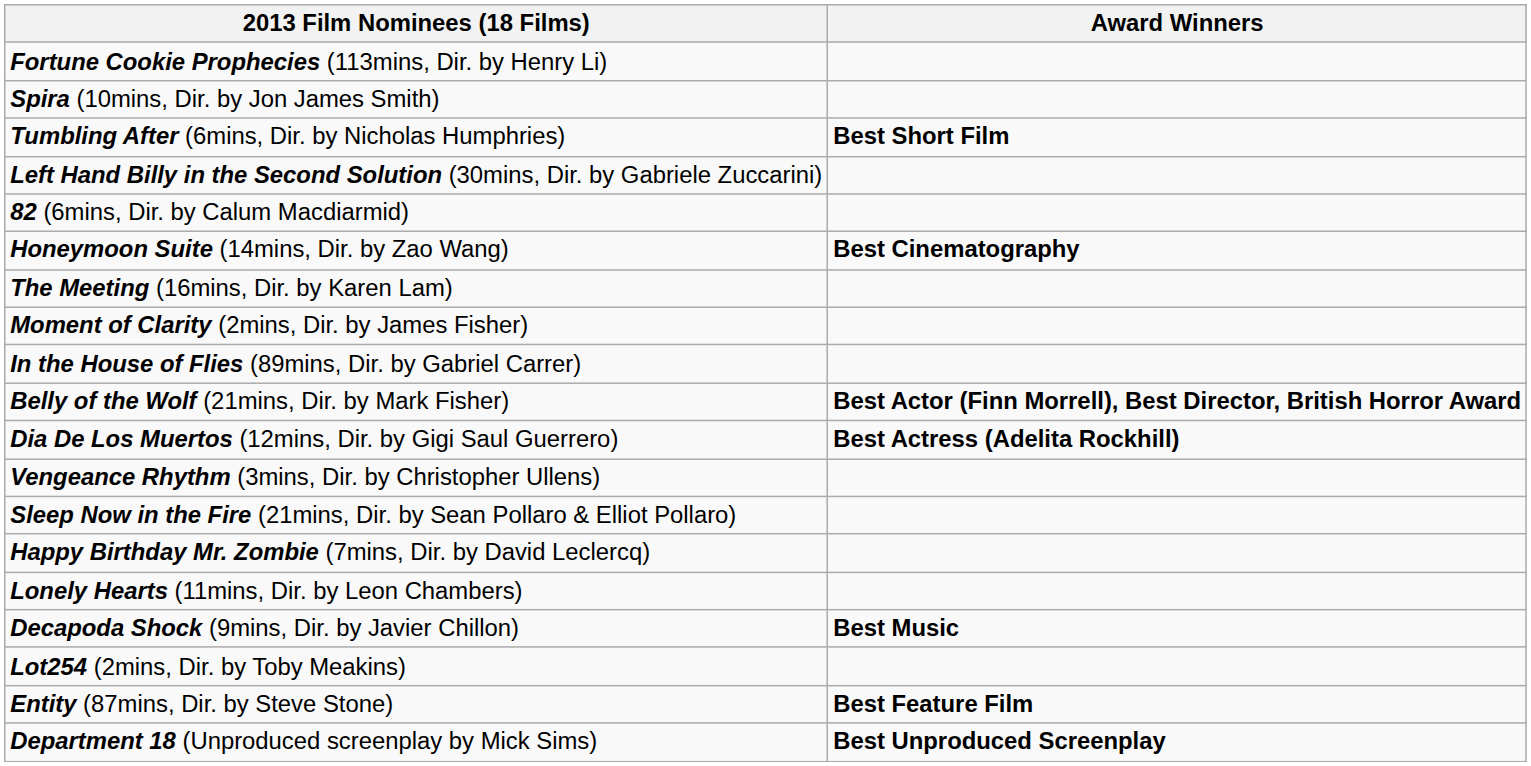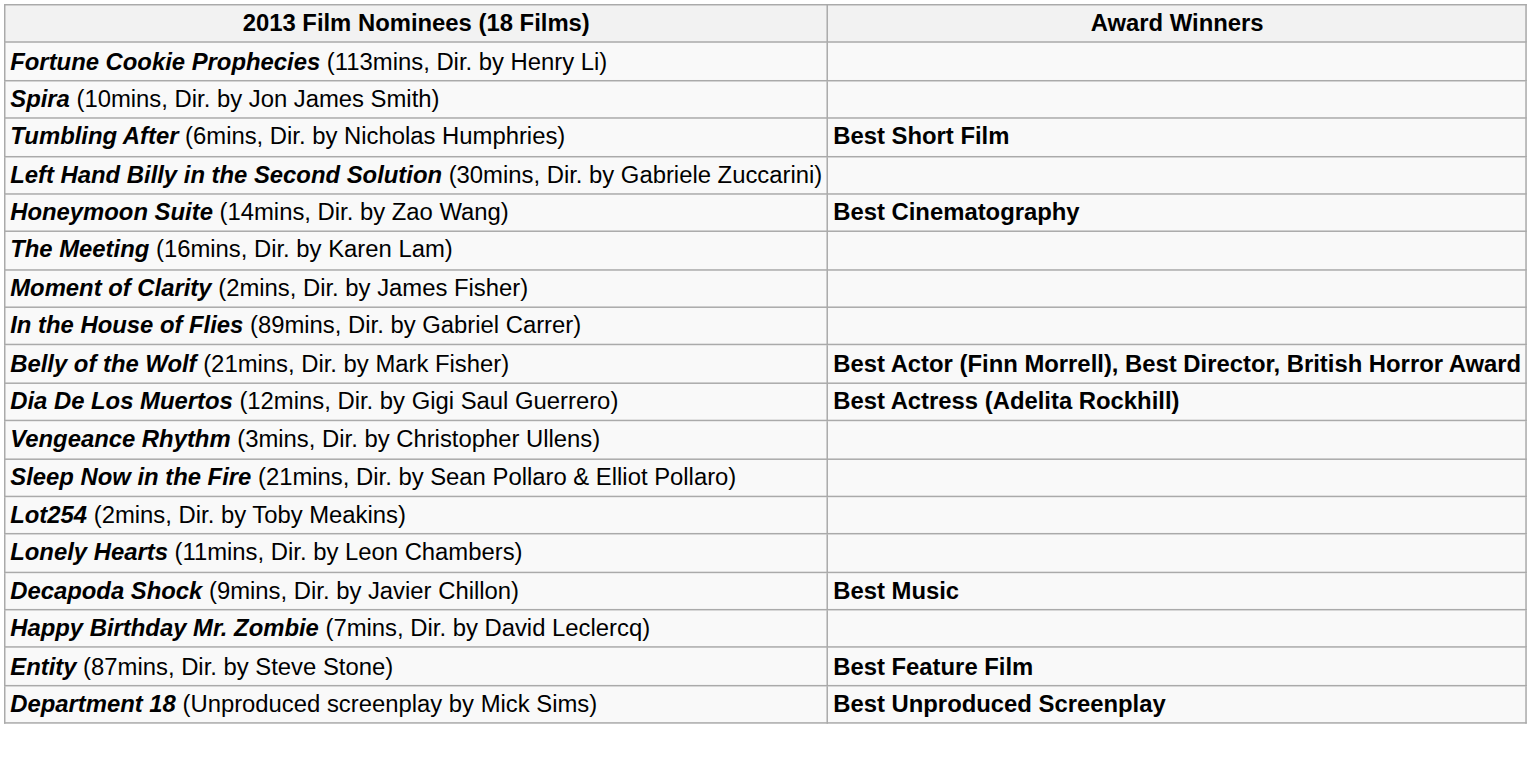- row: (210, 212)
rows swapped: (330, 552) <-> (208, 666)
